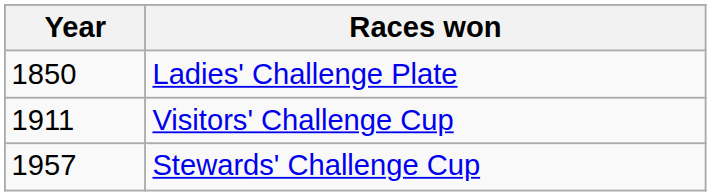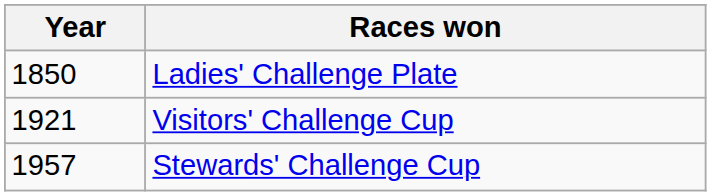(43, 119) 1911 -> (44, 119) 1921
